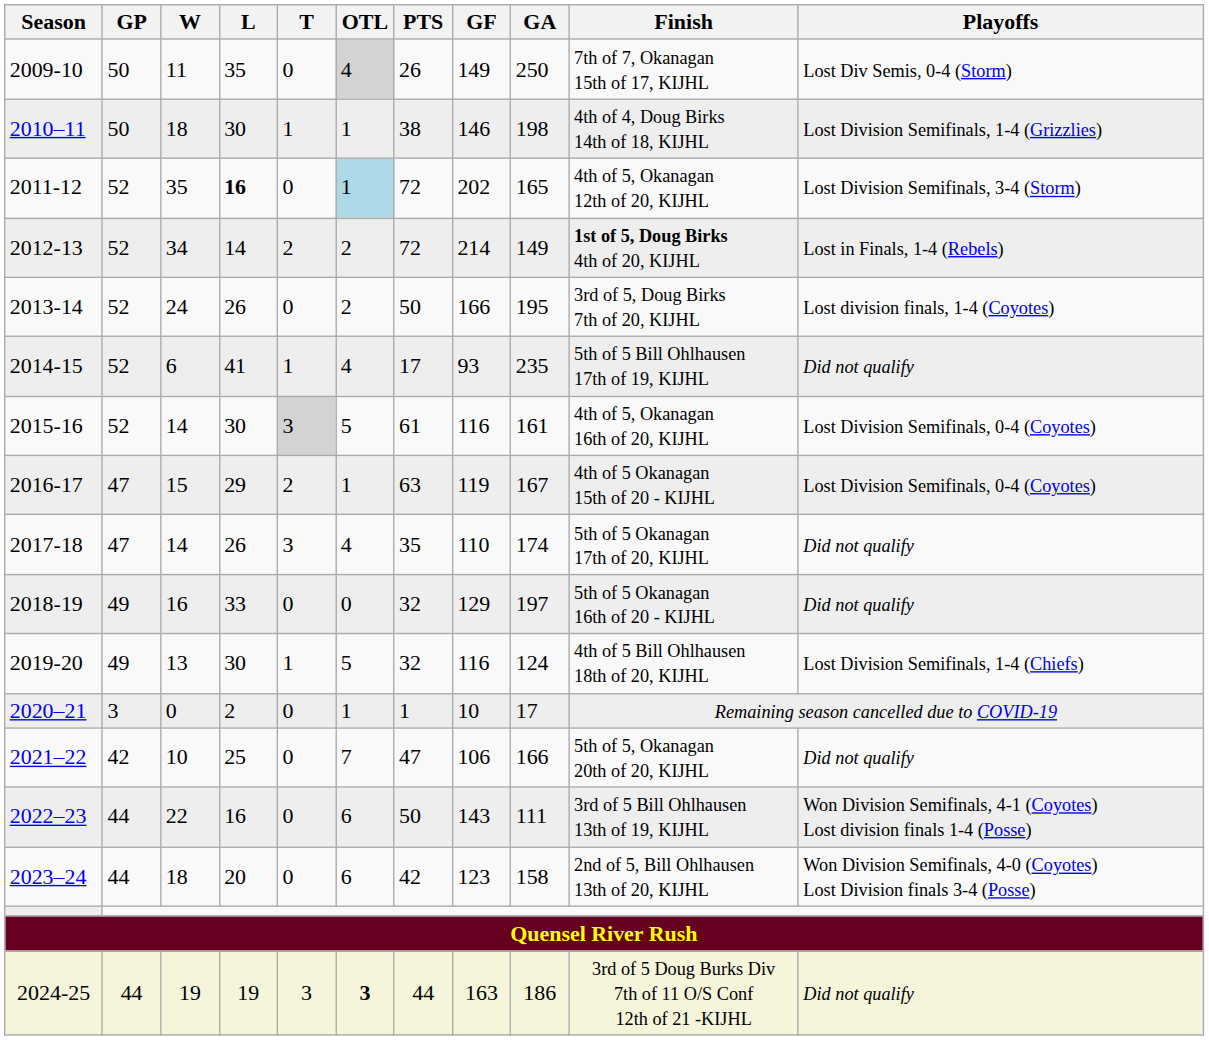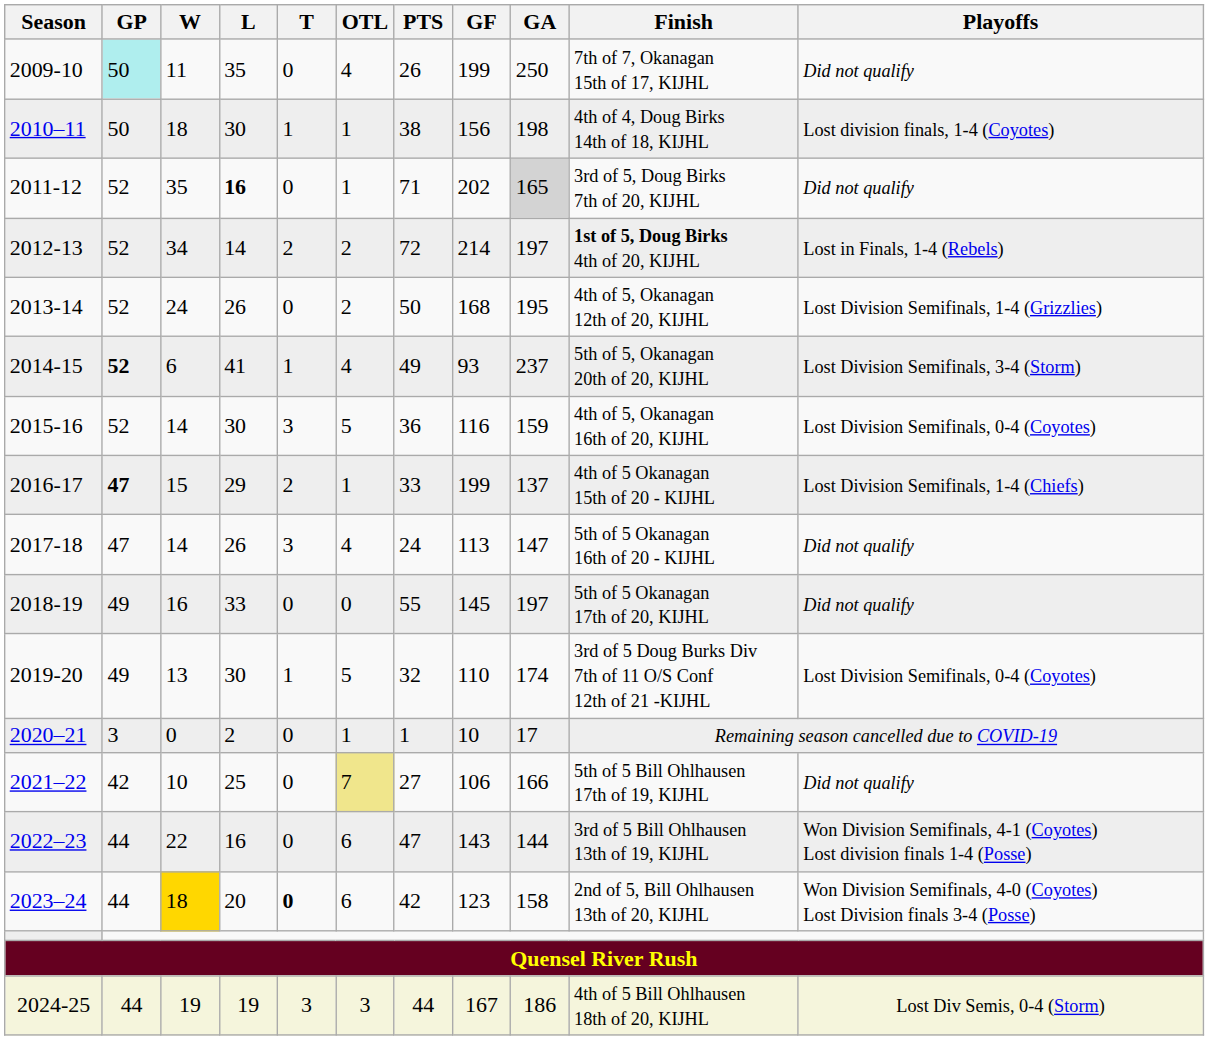(118, 68) no background -> (118, 68) paleturquoise background
(346, 68) lightgrey background -> (346, 68) no background
(474, 68) 149 -> (474, 68) 199
(908, 70) Lost Div Semis, 0-4 (Storm) -> (859, 70) Did not qualify
(474, 128) 146 -> (474, 128) 156
(953, 129) Lost Division Semifinals, 1-4 (Grizzlies) -> (929, 129) Lost division finals, 1-4 (Coyotes)
(346, 187) lightblue background -> (346, 187) no background
(410, 187) 72 -> (410, 187) 71
(532, 187) no background -> (532, 187) lightgrey background
(644, 189) 4th of 5, Okanagan 12th of 20, KIJHL -> (650, 189) 3rd of 5, Doug Birks 7th of 20, KIJHL
(942, 189) Lost Division Semifinals, 3-4 (Storm) -> (859, 189) Did not qualify
(532, 247) 149 -> (532, 247) 197
(474, 306) 166 -> (474, 306) 168
(650, 308) 3rd of 5, Doug Birks 7th of 20, KIJHL -> (644, 308) 4th of 5, Okanagan 12th of 20, KIJHL
(929, 308) Lost division finals, 1-4 (Coyotes) -> (953, 308) Lost Division Semifinals, 1-4 (Grizzlies)
(118, 366) normal -> (118, 366) bold
(410, 366) 17 -> (410, 366) 49
(532, 366) 235 -> (532, 366) 237
(660, 367) 5th of 5 Bill Ohlhausen 17th of 19, KIJHL -> (644, 367) 5th of 5, Okanagan 20th of 20, KIJHL
(859, 367) Did not qualify -> (942, 367) Lost Division Semifinals, 3-4 (Storm)
(288, 425) lightgrey background -> (288, 425) no background
(410, 425) 61 -> (410, 425) 36
(532, 425) 161 -> (532, 425) 159
(118, 484) normal -> (118, 484) bold
(410, 484) 63 -> (410, 484) 33
(473, 484) 119 -> (474, 484) 199
(532, 484) 167 -> (532, 484) 137
(950, 486) Lost Division Semifinals, 0-4 (Coyotes) -> (944, 486) Lost Division Semifinals, 1-4 (Chiefs)
(410, 544) 35 -> (410, 544) 24
(473, 544) 110 -> (473, 544) 113
(532, 544) 174 -> (532, 544) 147
(642, 545) 5th of 5 Okanagan 17th of 20, KIJHL -> (645, 545) 5th of 5 Okanagan 16th of 20 - KIJHL
(410, 603) 32 -> (410, 603) 55
(474, 603) 129 -> (474, 603) 145
(645, 605) 5th of 5 Okanagan 16th of 20 - KIJHL -> (642, 605) 5th of 5 Okanagan 17th of 20, KIJHL
(473, 663) 116 -> (473, 675) 110
(532, 663) 124 -> (532, 675) 174
(660, 664) 4th of 5 Bill Ohlhausen 18th of 20, KIJHL -> (666, 676) 3rd of 5 Doug Burks Div 7th of 11 O/S Conf 12th of 21 -KIJHL
(944, 664) Lost Division Semifinals, 1-4 (Chiefs) -> (950, 676) Lost Division Semifinals, 0-4 (Coyotes)
(346, 757) no background -> (346, 782) khaki background
(410, 757) 47 -> (410, 782) 27
(644, 758) 5th of 5, Okanagan 20th of 20, KIJHL -> (660, 783) 5th of 5 Bill Ohlhausen 17th of 19, KIJHL
(410, 816) 50 -> (410, 841) 47
(531, 816) 111 -> (532, 841) 144
(177, 876) no background -> (177, 900) gold background
(288, 876) normal -> (288, 900) bold
(365, 992) bold -> (365, 1005) normal
(481, 992) 163 -> (481, 1005) 167
(684, 994) 3rd of 5 Doug Burks Div 7th of 11 O/S Conf 12th of 21 -KIJHL -> (660, 1006) 4th of 5 Bill Ohlhausen 18th of 20, KIJHL
(859, 994) Did not qualify -> (1001, 1006) Lost Div Semis, 0-4 (Storm)
